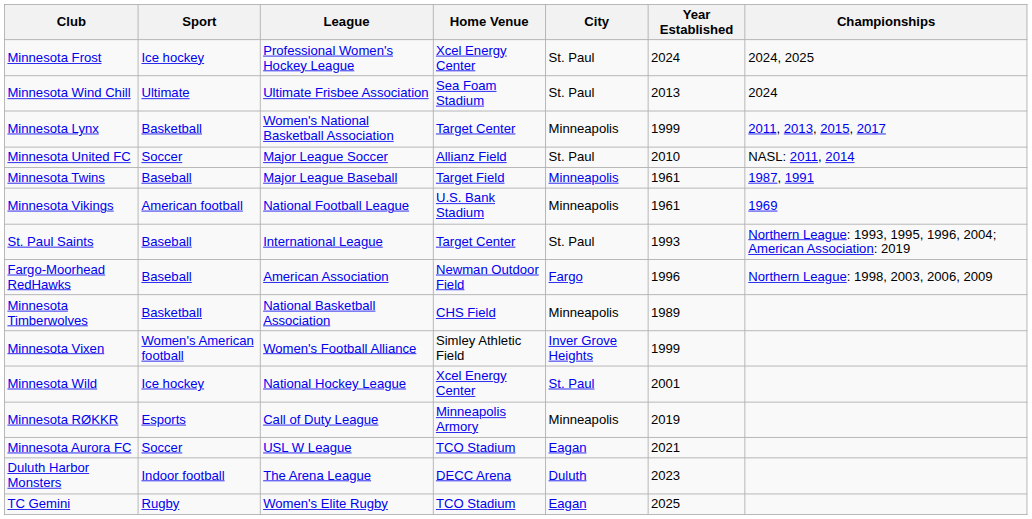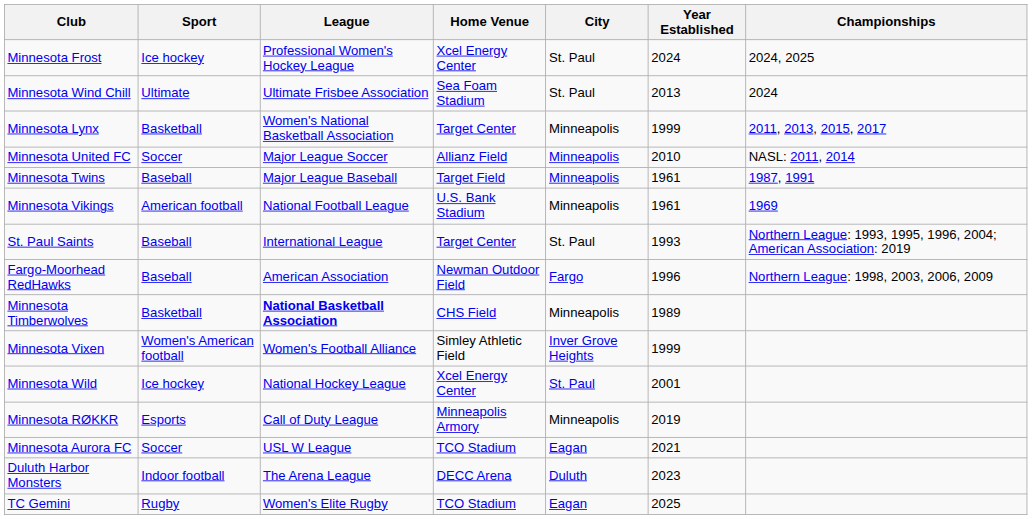(572, 157) St. Paul -> (584, 157) Minneapolis
(319, 312) normal -> (323, 312) bold
